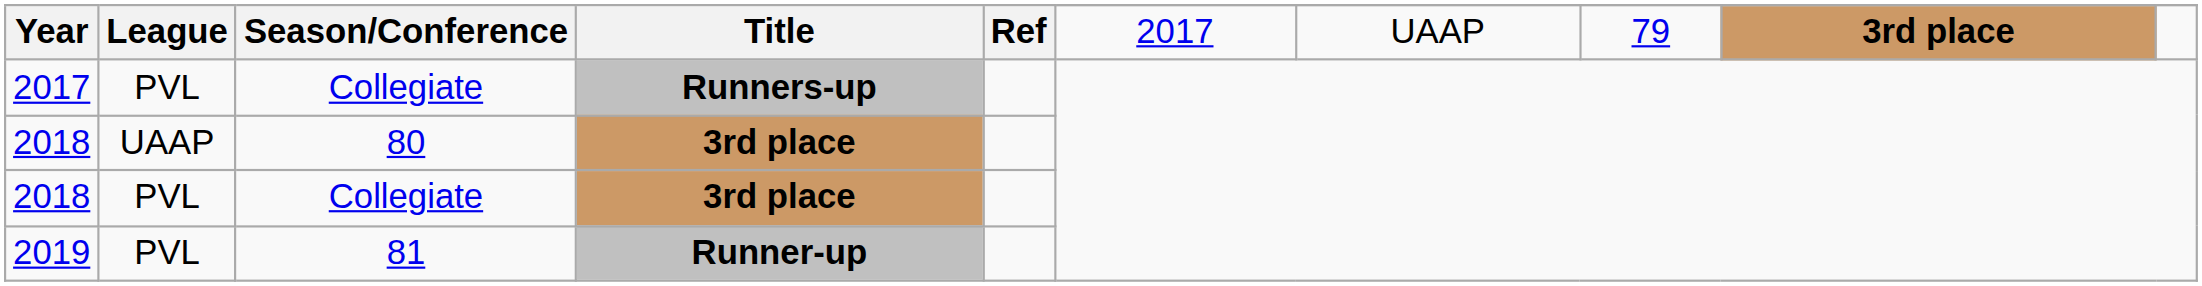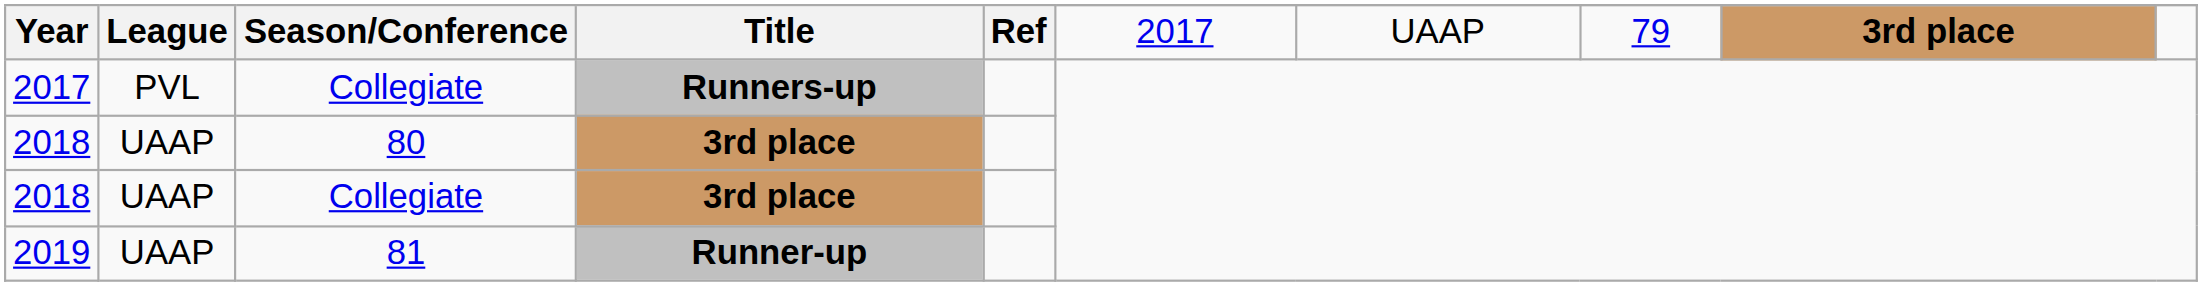(167, 197) PVL -> (167, 197) UAAP
(167, 252) PVL -> (167, 252) UAAP
